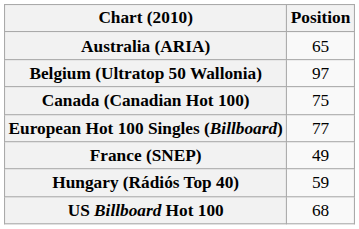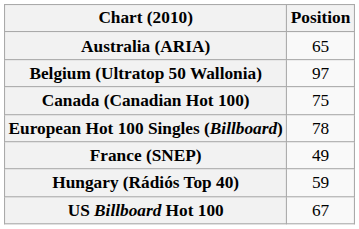(321, 127) 77 -> (321, 127) 78
(321, 210) 68 -> (321, 210) 67
